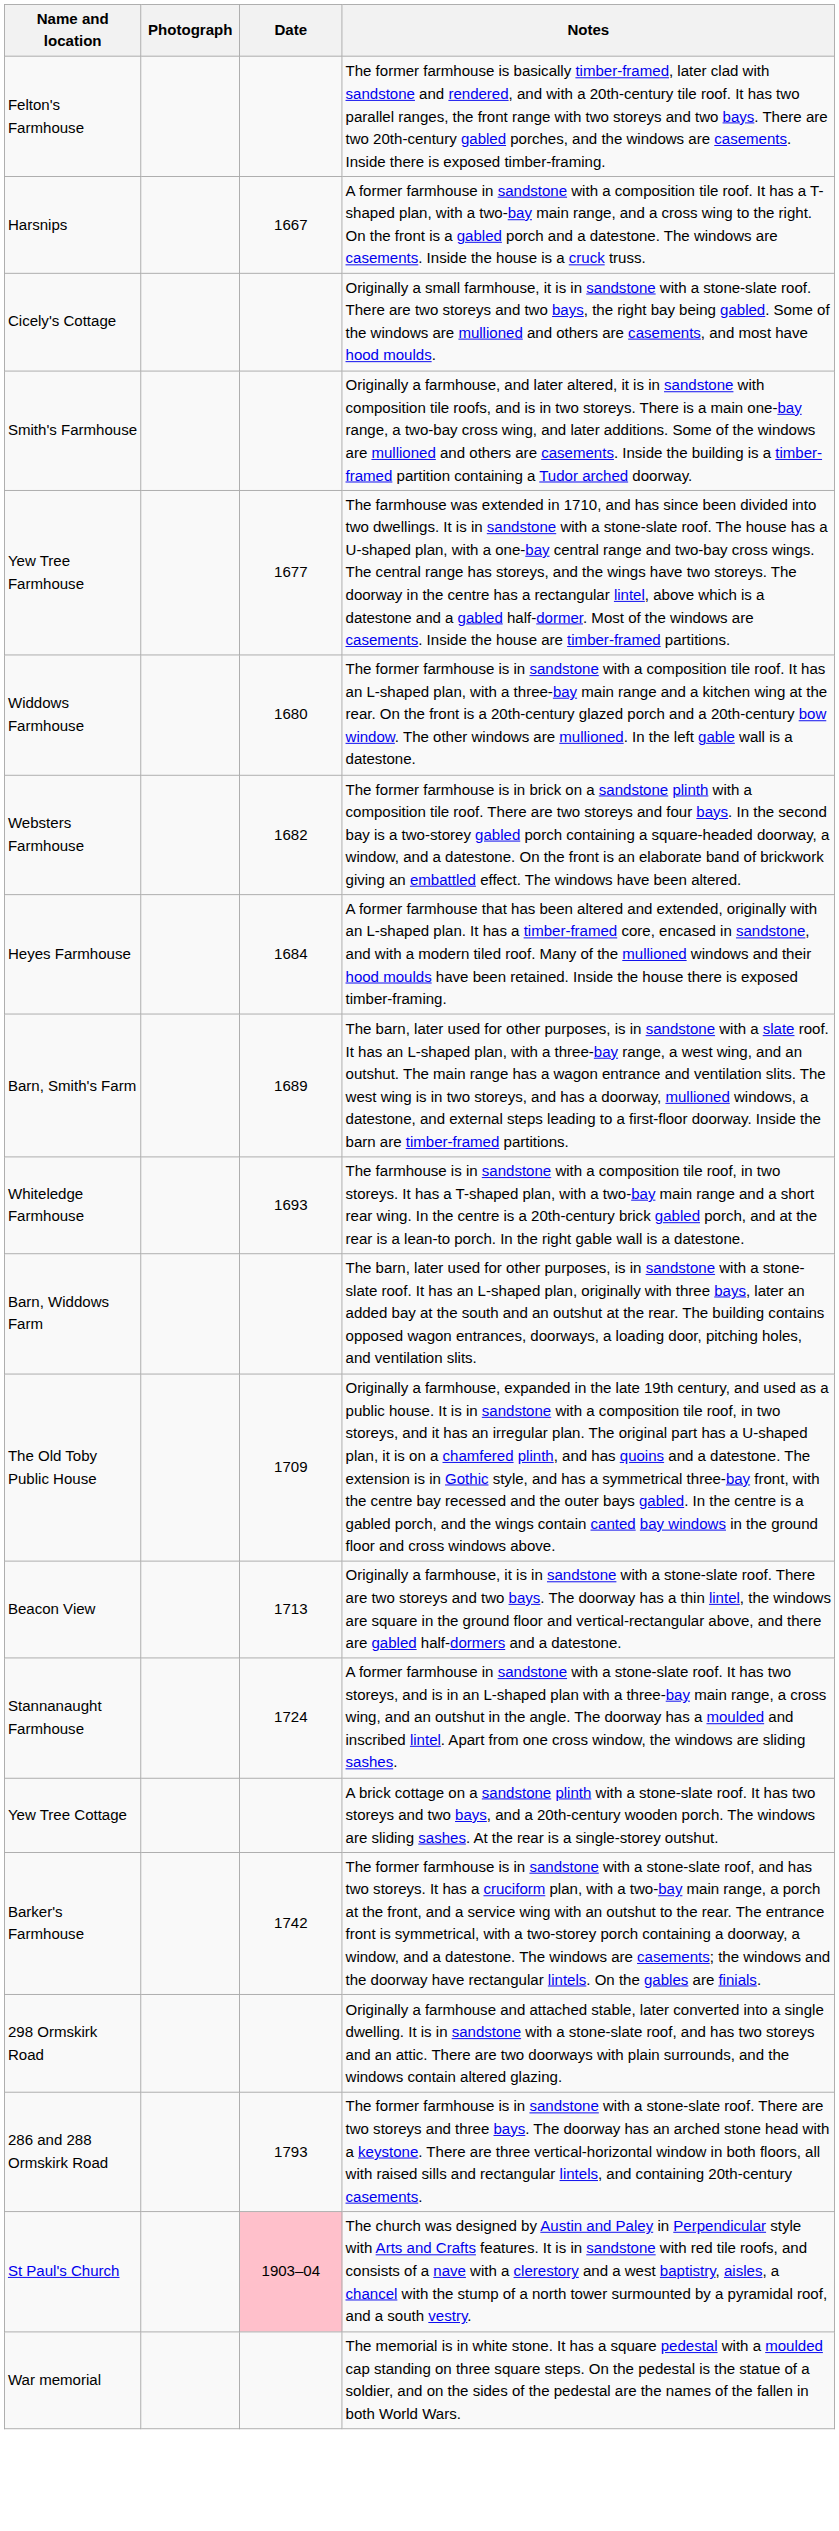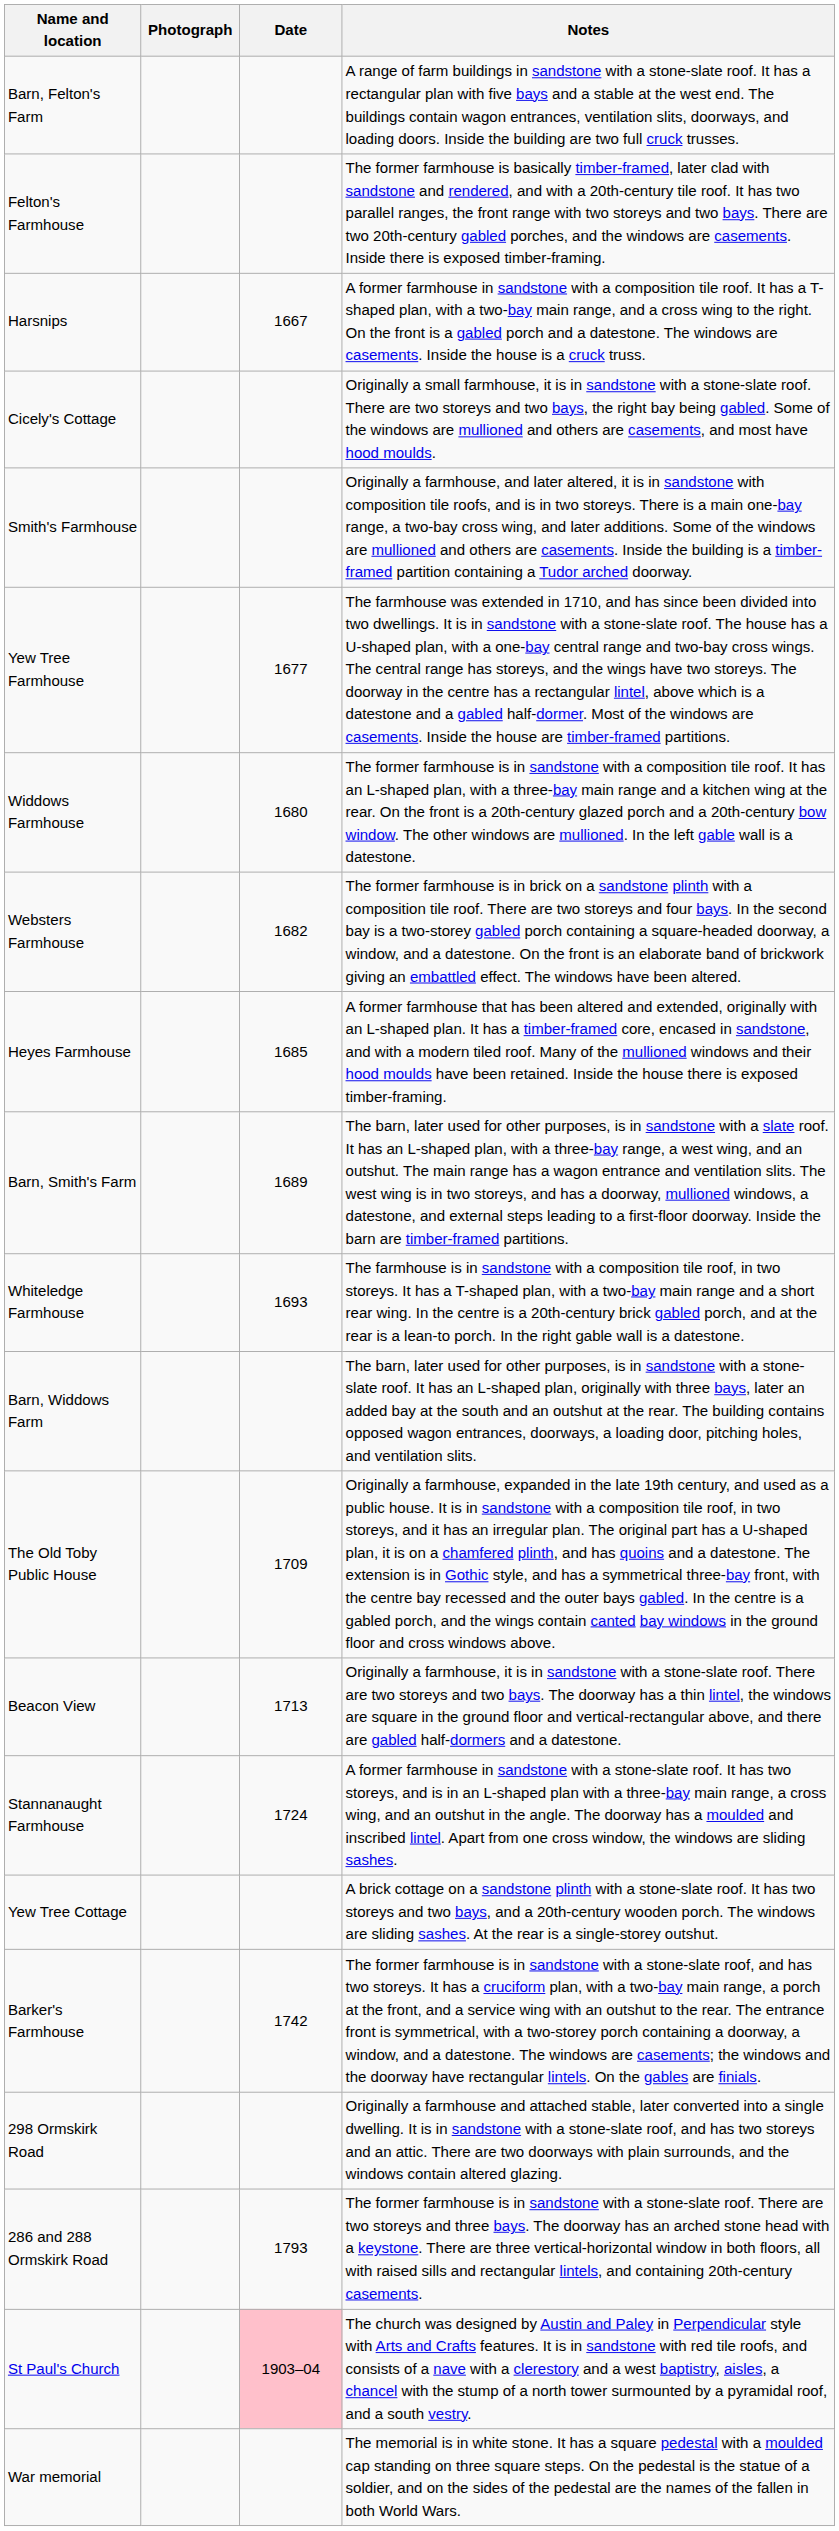+ row: (54, 105)
(291, 954) 1684 -> (291, 1051) 1685
